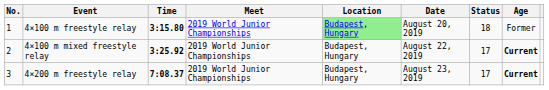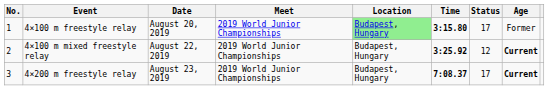columns swapped: (167, 11) <-> (435, 11)
(486, 29) 18 -> (486, 29) 17
(486, 51) 17 -> (486, 51) 12
